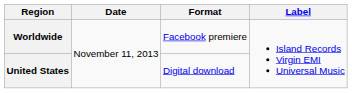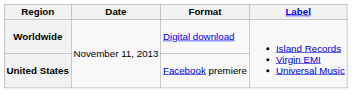(205, 36) Facebook premiere -> (199, 36) Digital download
(199, 70) Digital download -> (205, 70) Facebook premiere
